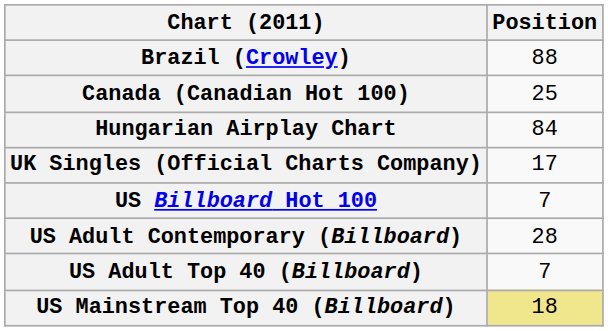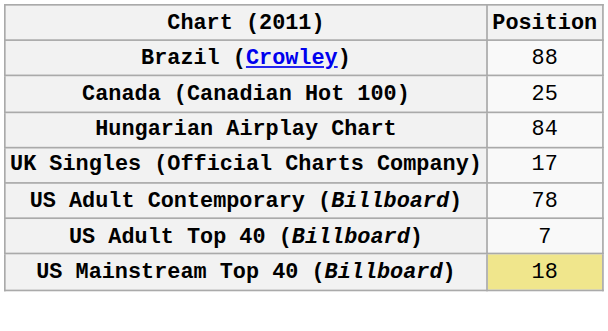- row: (246, 201)
(545, 236) 28 -> (545, 201) 78
